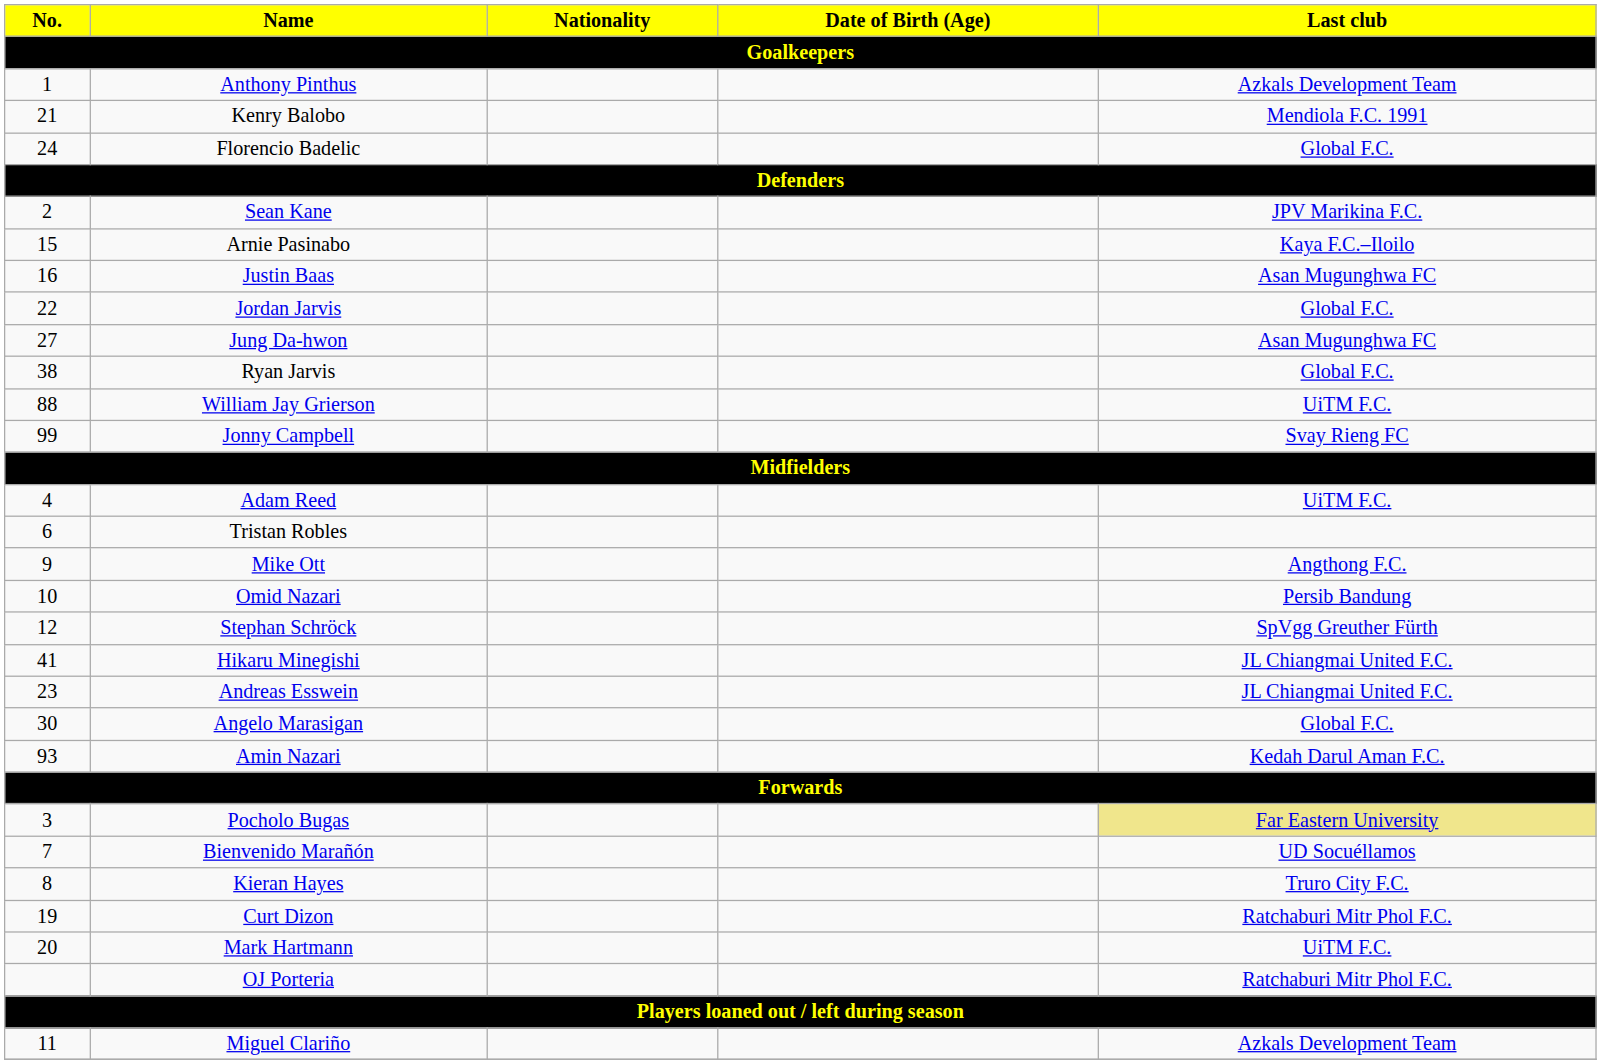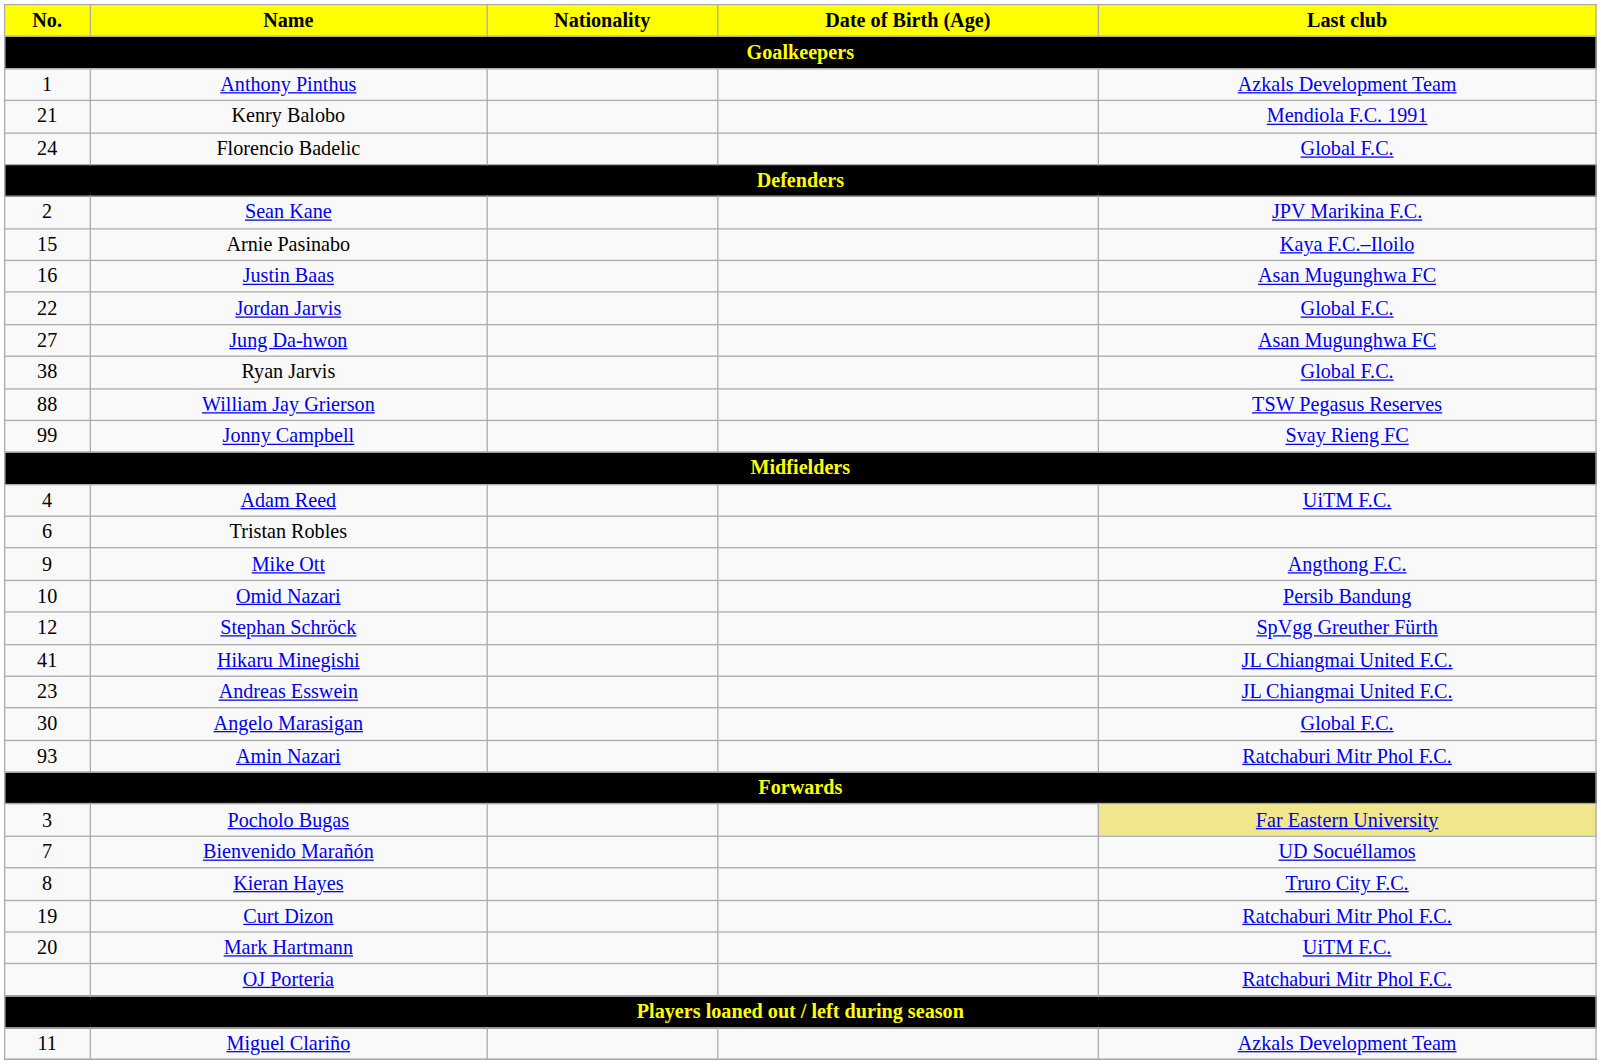(1347, 404) UiTM F.C. -> (1347, 404) TSW Pegasus Reserves
(1347, 755) Kedah Darul Aman F.C. -> (1347, 755) Ratchaburi Mitr Phol F.C.
